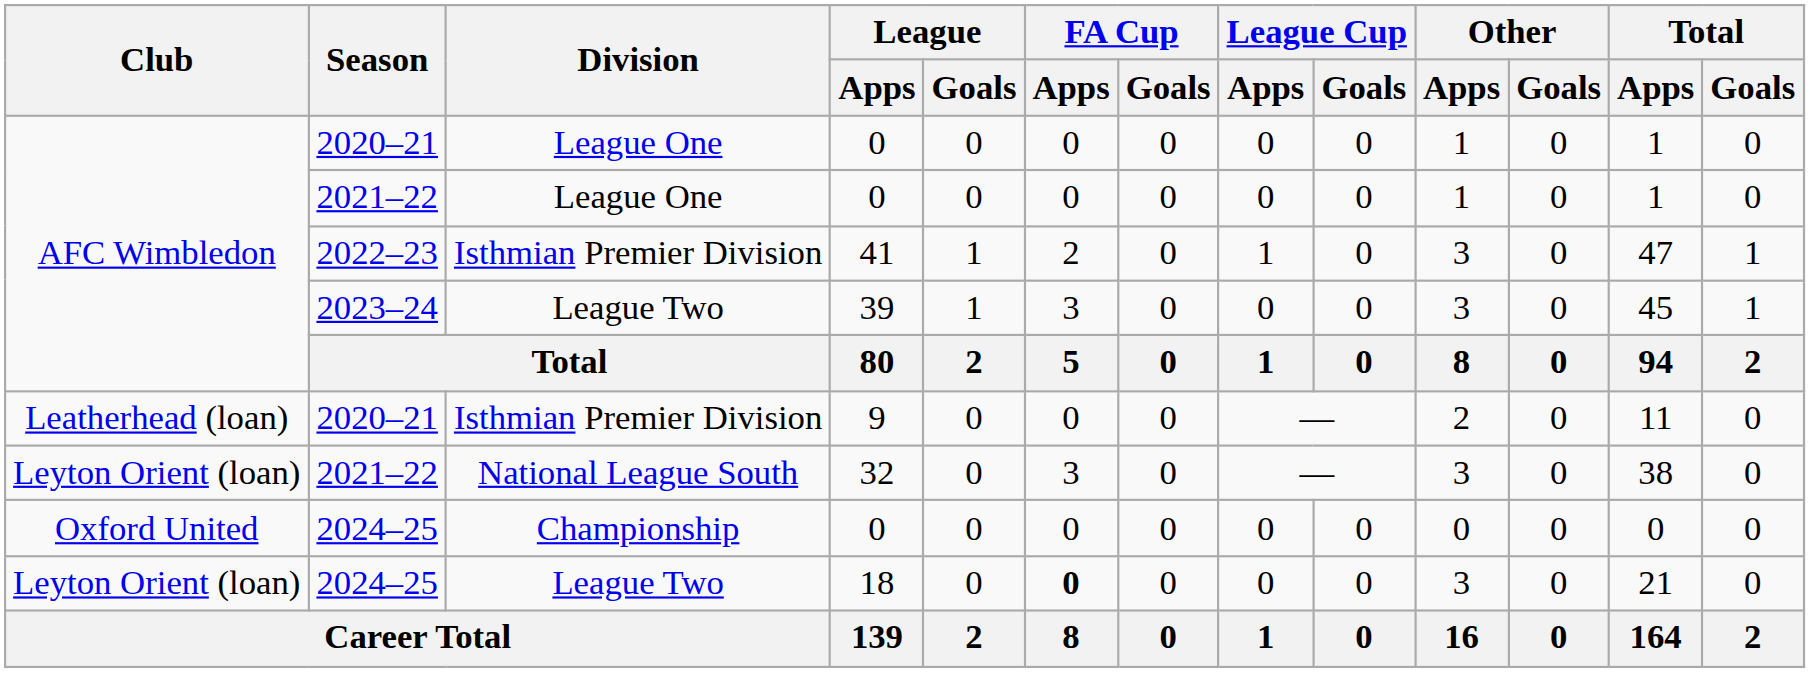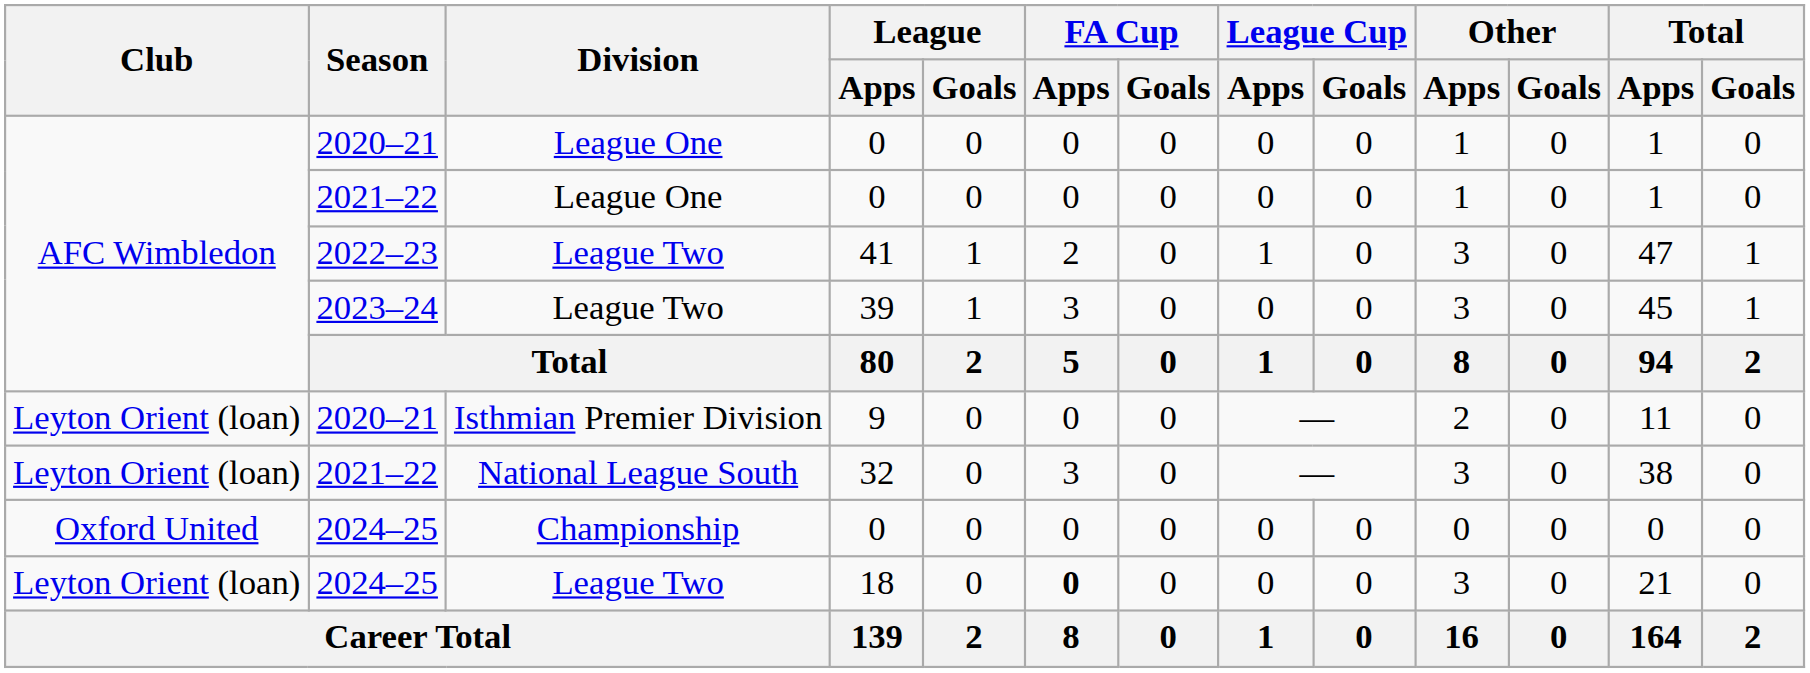(638, 252) Isthmian Premier Division -> (638, 252) League Two
(157, 417) Leatherhead (loan) -> (157, 417) Leyton Orient (loan)
